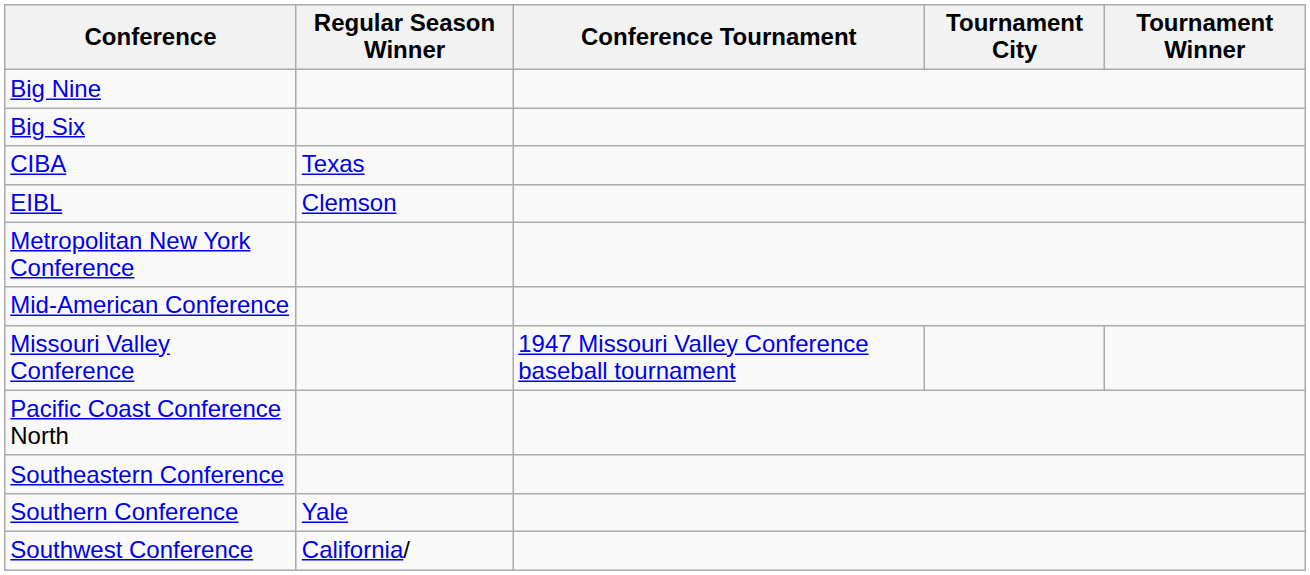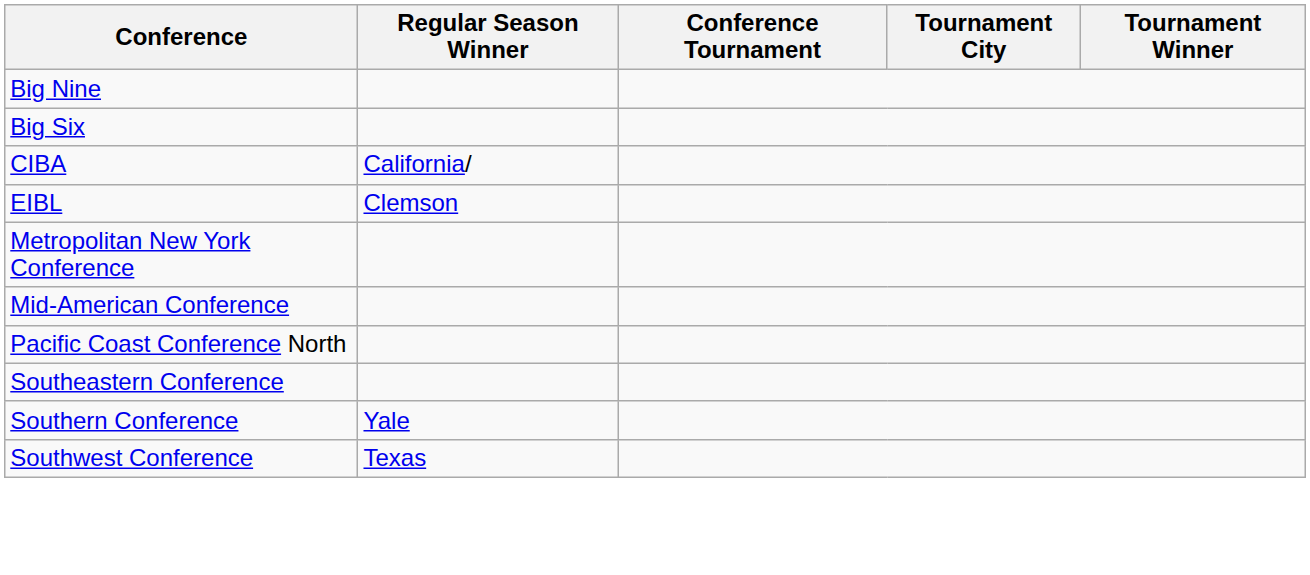(333, 164) Texas -> (418, 164) California/
- row: (90, 357)
(356, 550) California/ -> (395, 458) Texas
